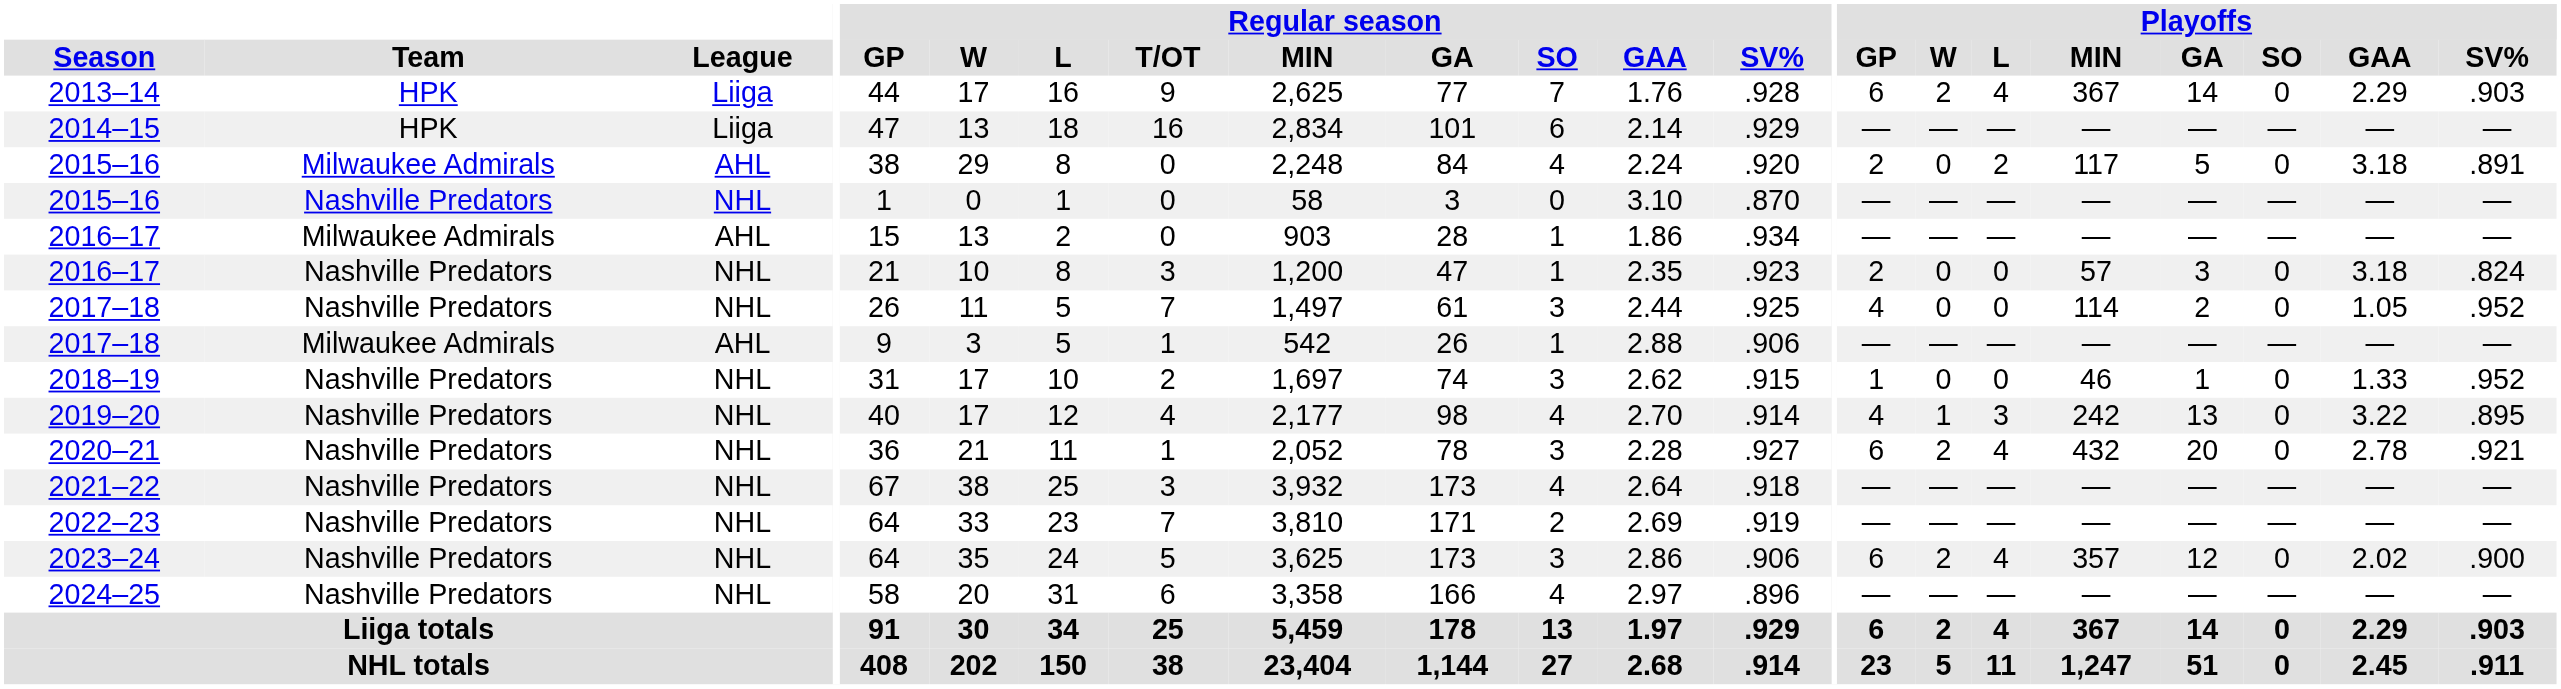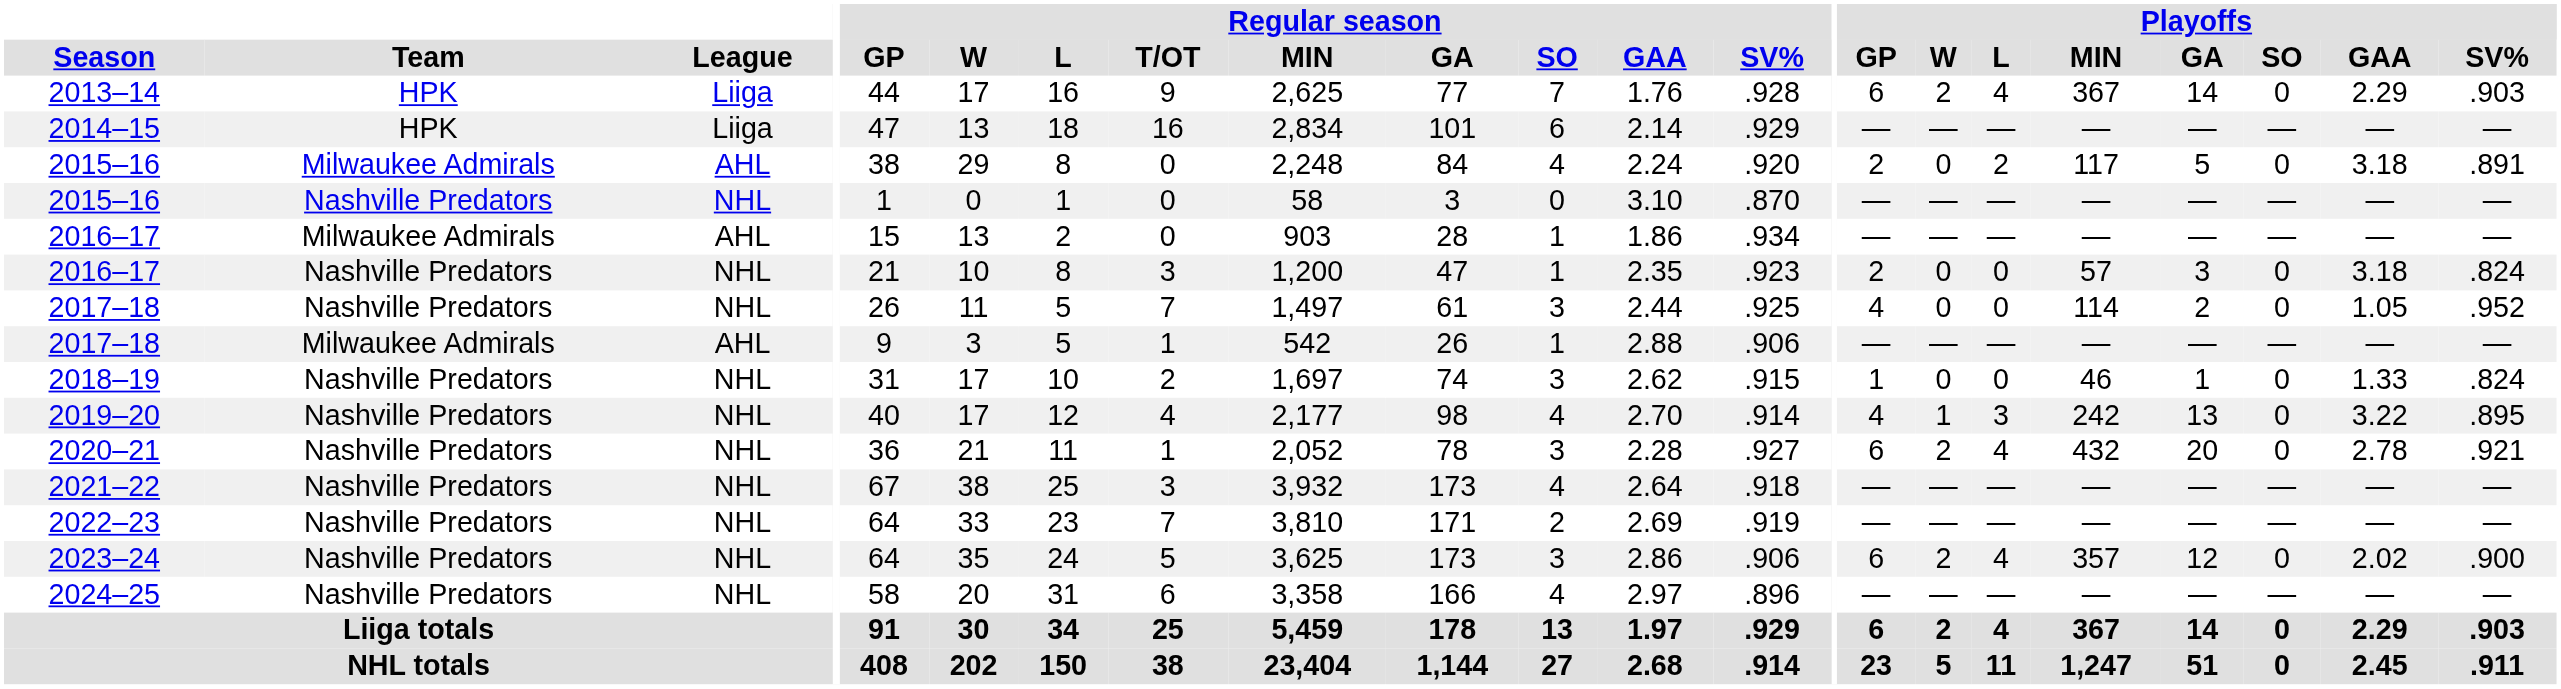(2497, 379) .952 -> (2497, 379) .824
